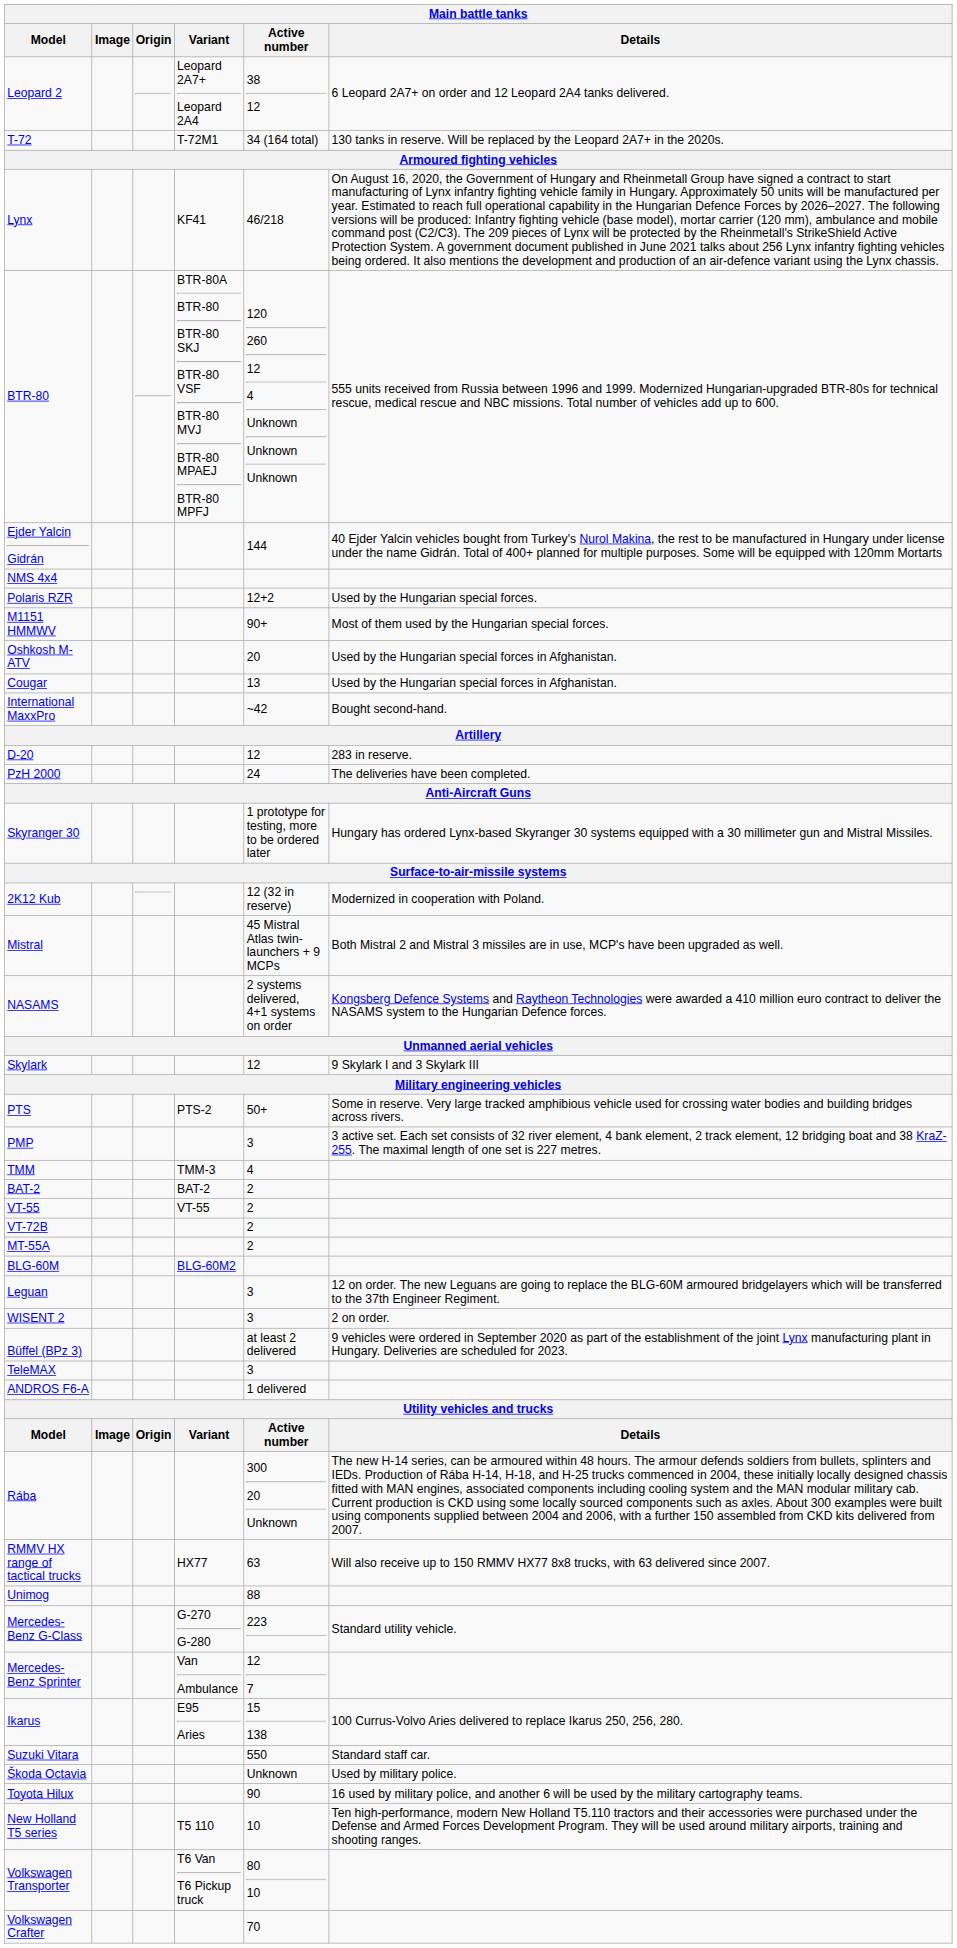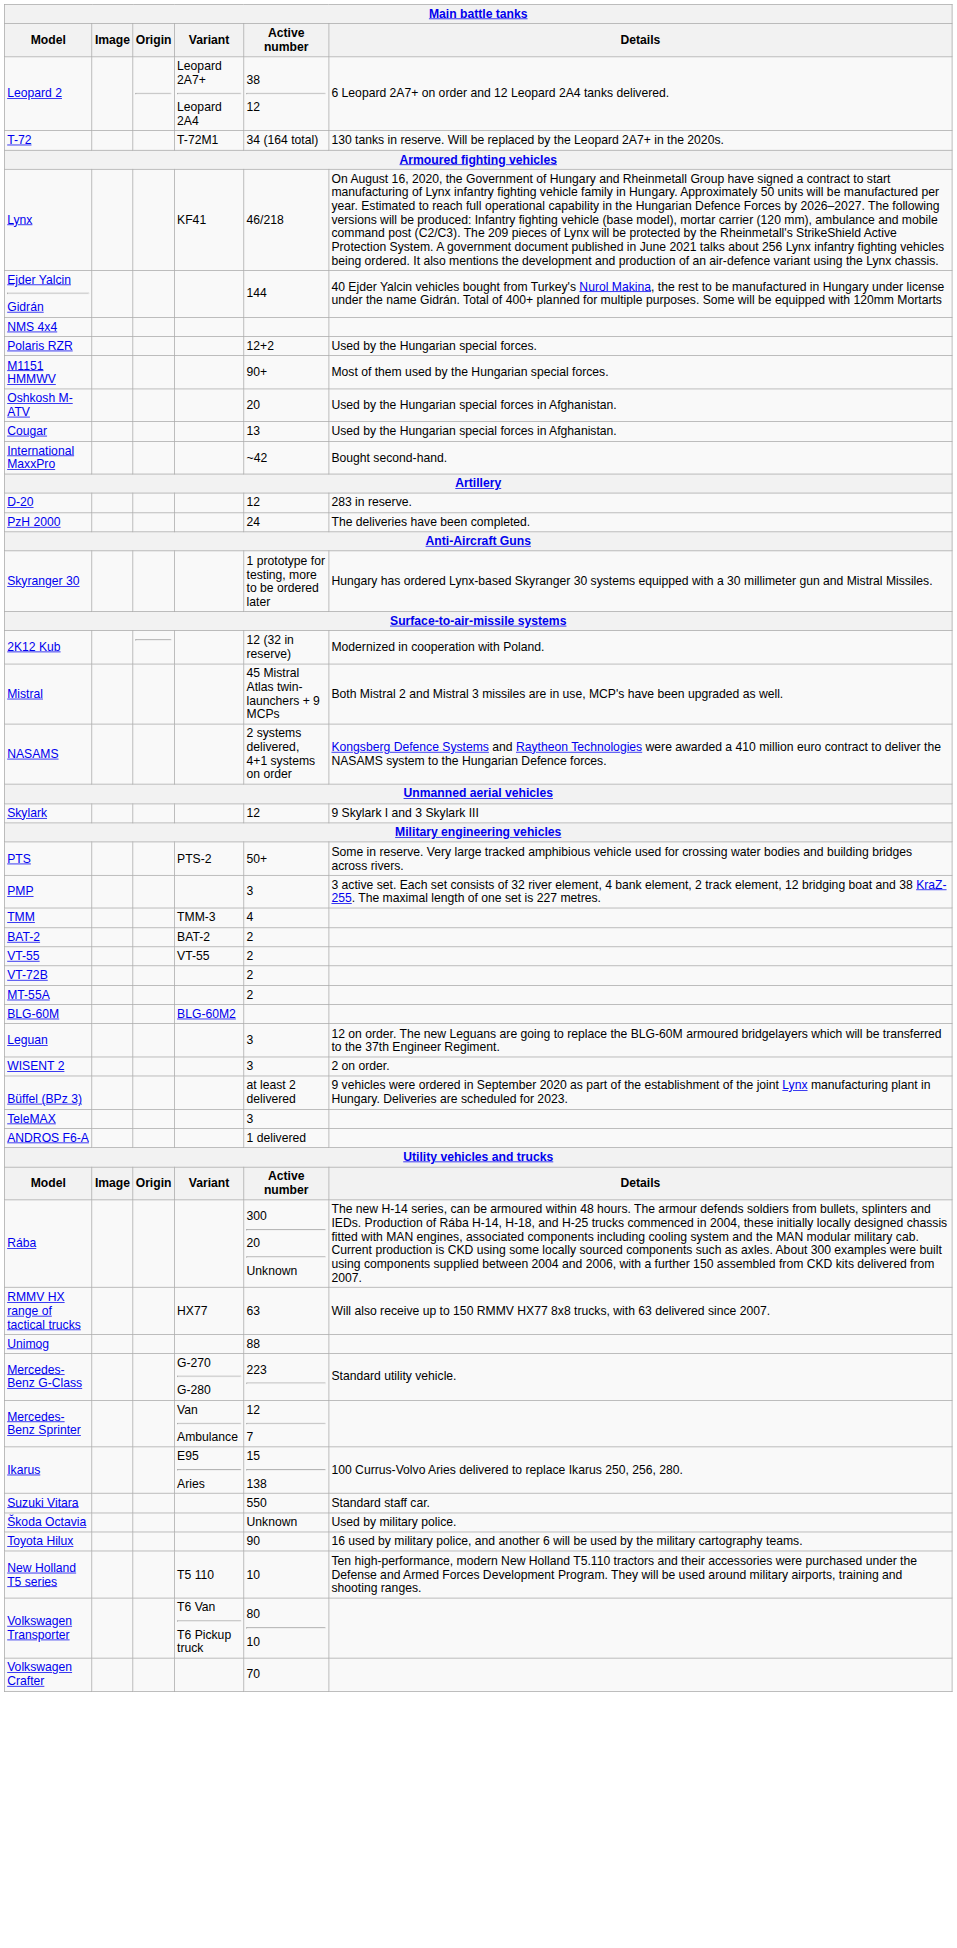- row: (28, 396)
